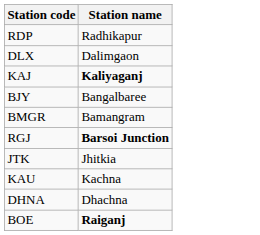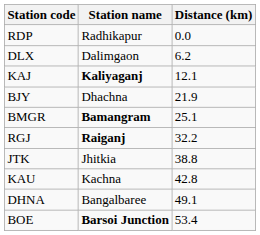+ column: (214, 14)
(114, 96) Bangalbaree -> (104, 96) Dhachna
(113, 117) normal -> (116, 117) bold
(125, 138) Barsoi Junction -> (103, 138) Raiganj
(104, 199) Dhachna -> (114, 199) Bangalbaree
(103, 220) Raiganj -> (125, 220) Barsoi Junction
